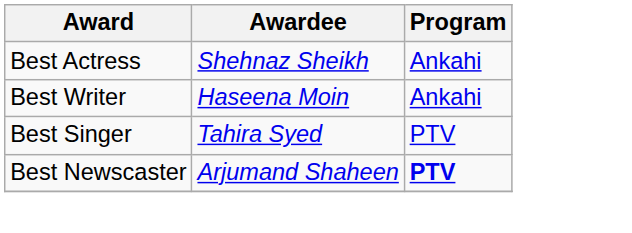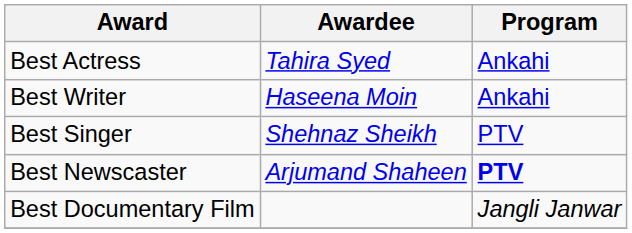(283, 60) Shehnaz Sheikh -> (328, 60) Tahira Syed
(260, 135) Tahira Syed -> (351, 135) Shehnaz Sheikh
+ row: (132, 209)
